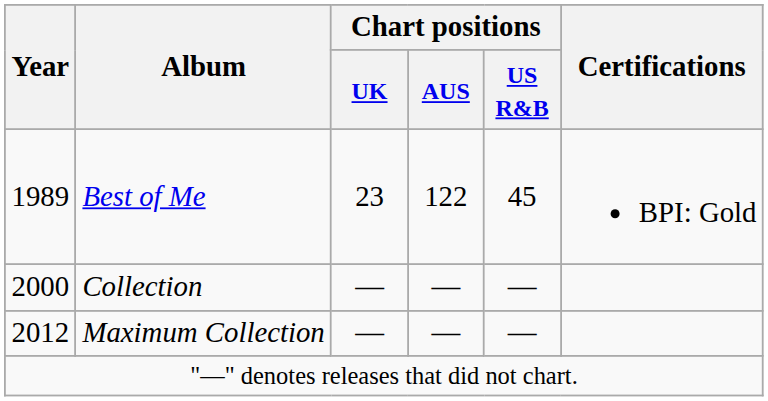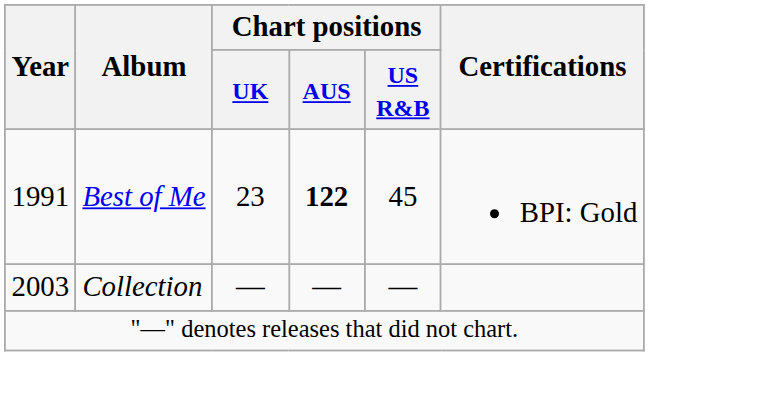(40, 196) 1989 -> (40, 196) 1991
(446, 196) normal -> (327, 196) bold
(40, 286) 2000 -> (40, 286) 2003
- row: (204, 332)
